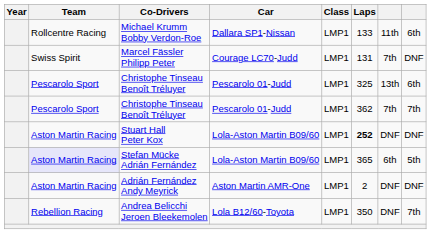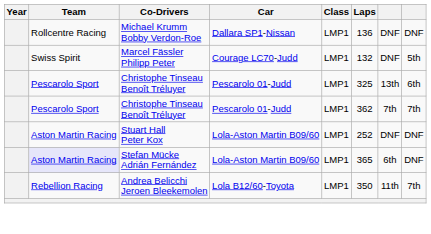(365, 33) 133 -> (365, 33) 136
(390, 33) 11th -> (390, 33) DNF
(414, 33) 6th -> (414, 33) DNF
(365, 58) 131 -> (365, 58) 132
(390, 58) 7th -> (390, 58) DNF
(414, 58) DNF -> (414, 58) 5th
(365, 135) bold -> (365, 135) normal
(414, 160) 5th -> (414, 160) DNF
- row: (159, 186)
(390, 212) DNF -> (390, 186) 11th
